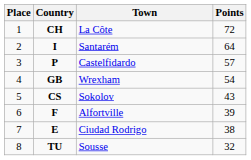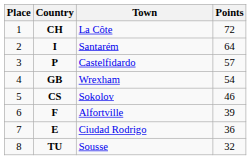(230, 96) 43 -> (230, 96) 46
(230, 130) 38 -> (230, 130) 36
